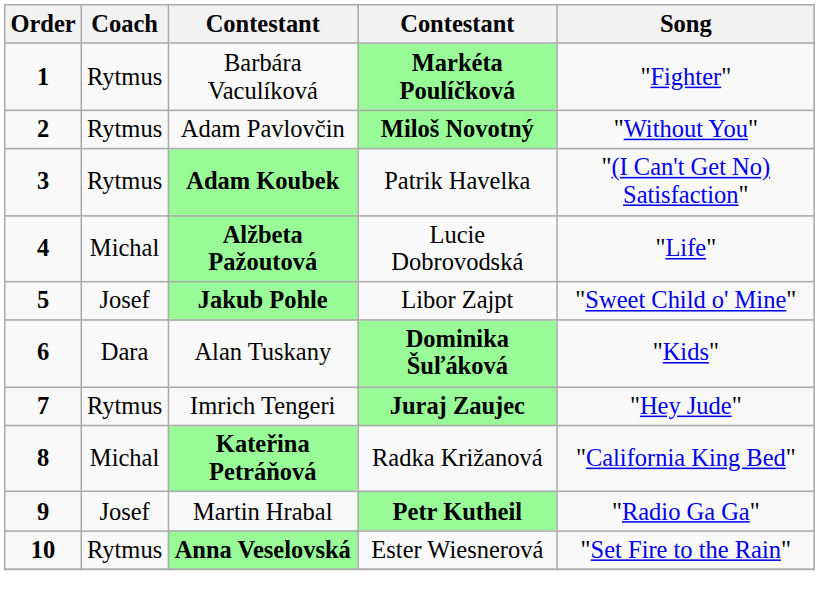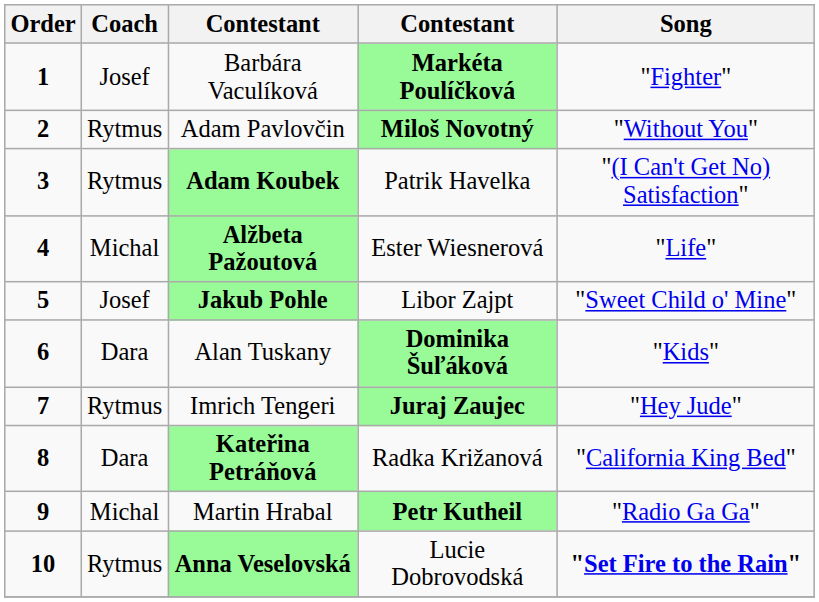(125, 76) Rytmus -> (125, 76) Josef
(457, 248) Lucie Dobrovodská -> (457, 248) Ester Wiesnerová
(125, 458) Michal -> (125, 458) Dara
(125, 511) Josef -> (125, 511) Michal
(457, 549) Ester Wiesnerová -> (457, 563) Lucie Dobrovodská
(686, 549) normal -> (686, 563) bold
